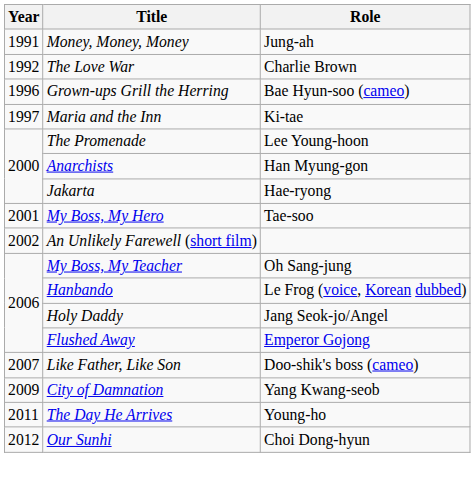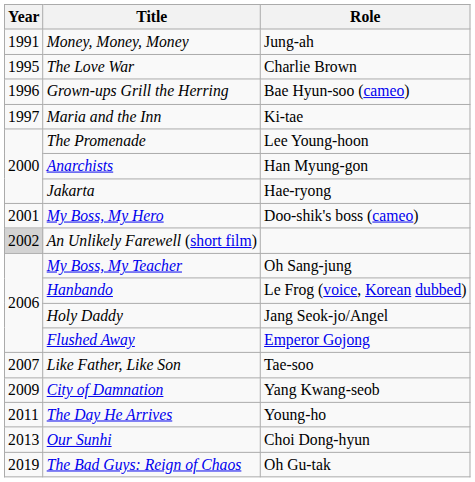(24, 66) 1992 -> (24, 66) 1995
(289, 215) Tae-soo -> (341, 215) Doo-shik's boss (cameo)
(24, 240) no background -> (24, 240) lightgrey background
(341, 365) Doo-shik's boss (cameo) -> (289, 365) Tae-soo
(24, 439) 2012 -> (24, 439) 2013
+ row: (144, 464)
